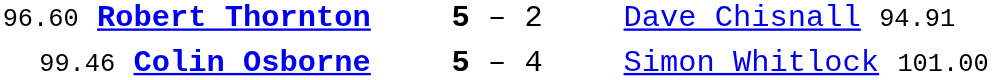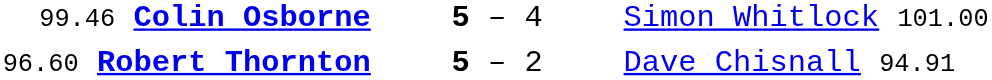rows swapped: (205, 62) <-> (187, 18)
